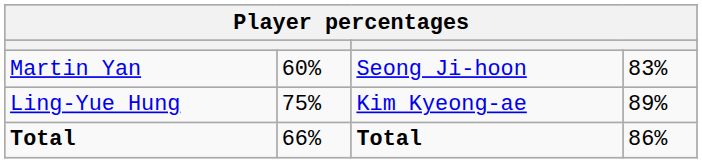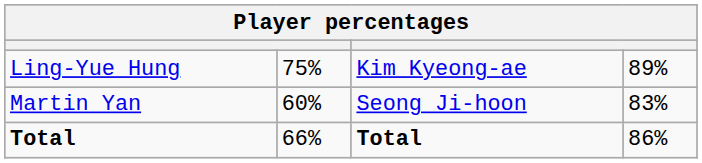rows swapped: (95, 104) <-> (76, 69)
